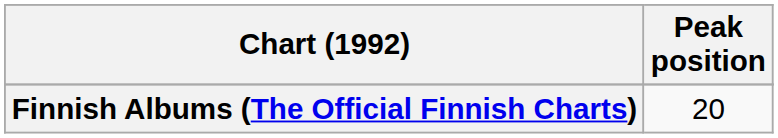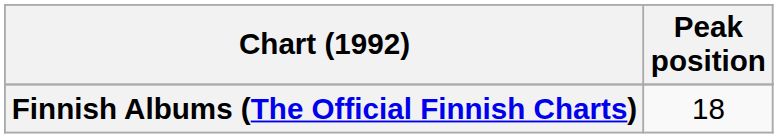(708, 108) 20 -> (708, 108) 18
